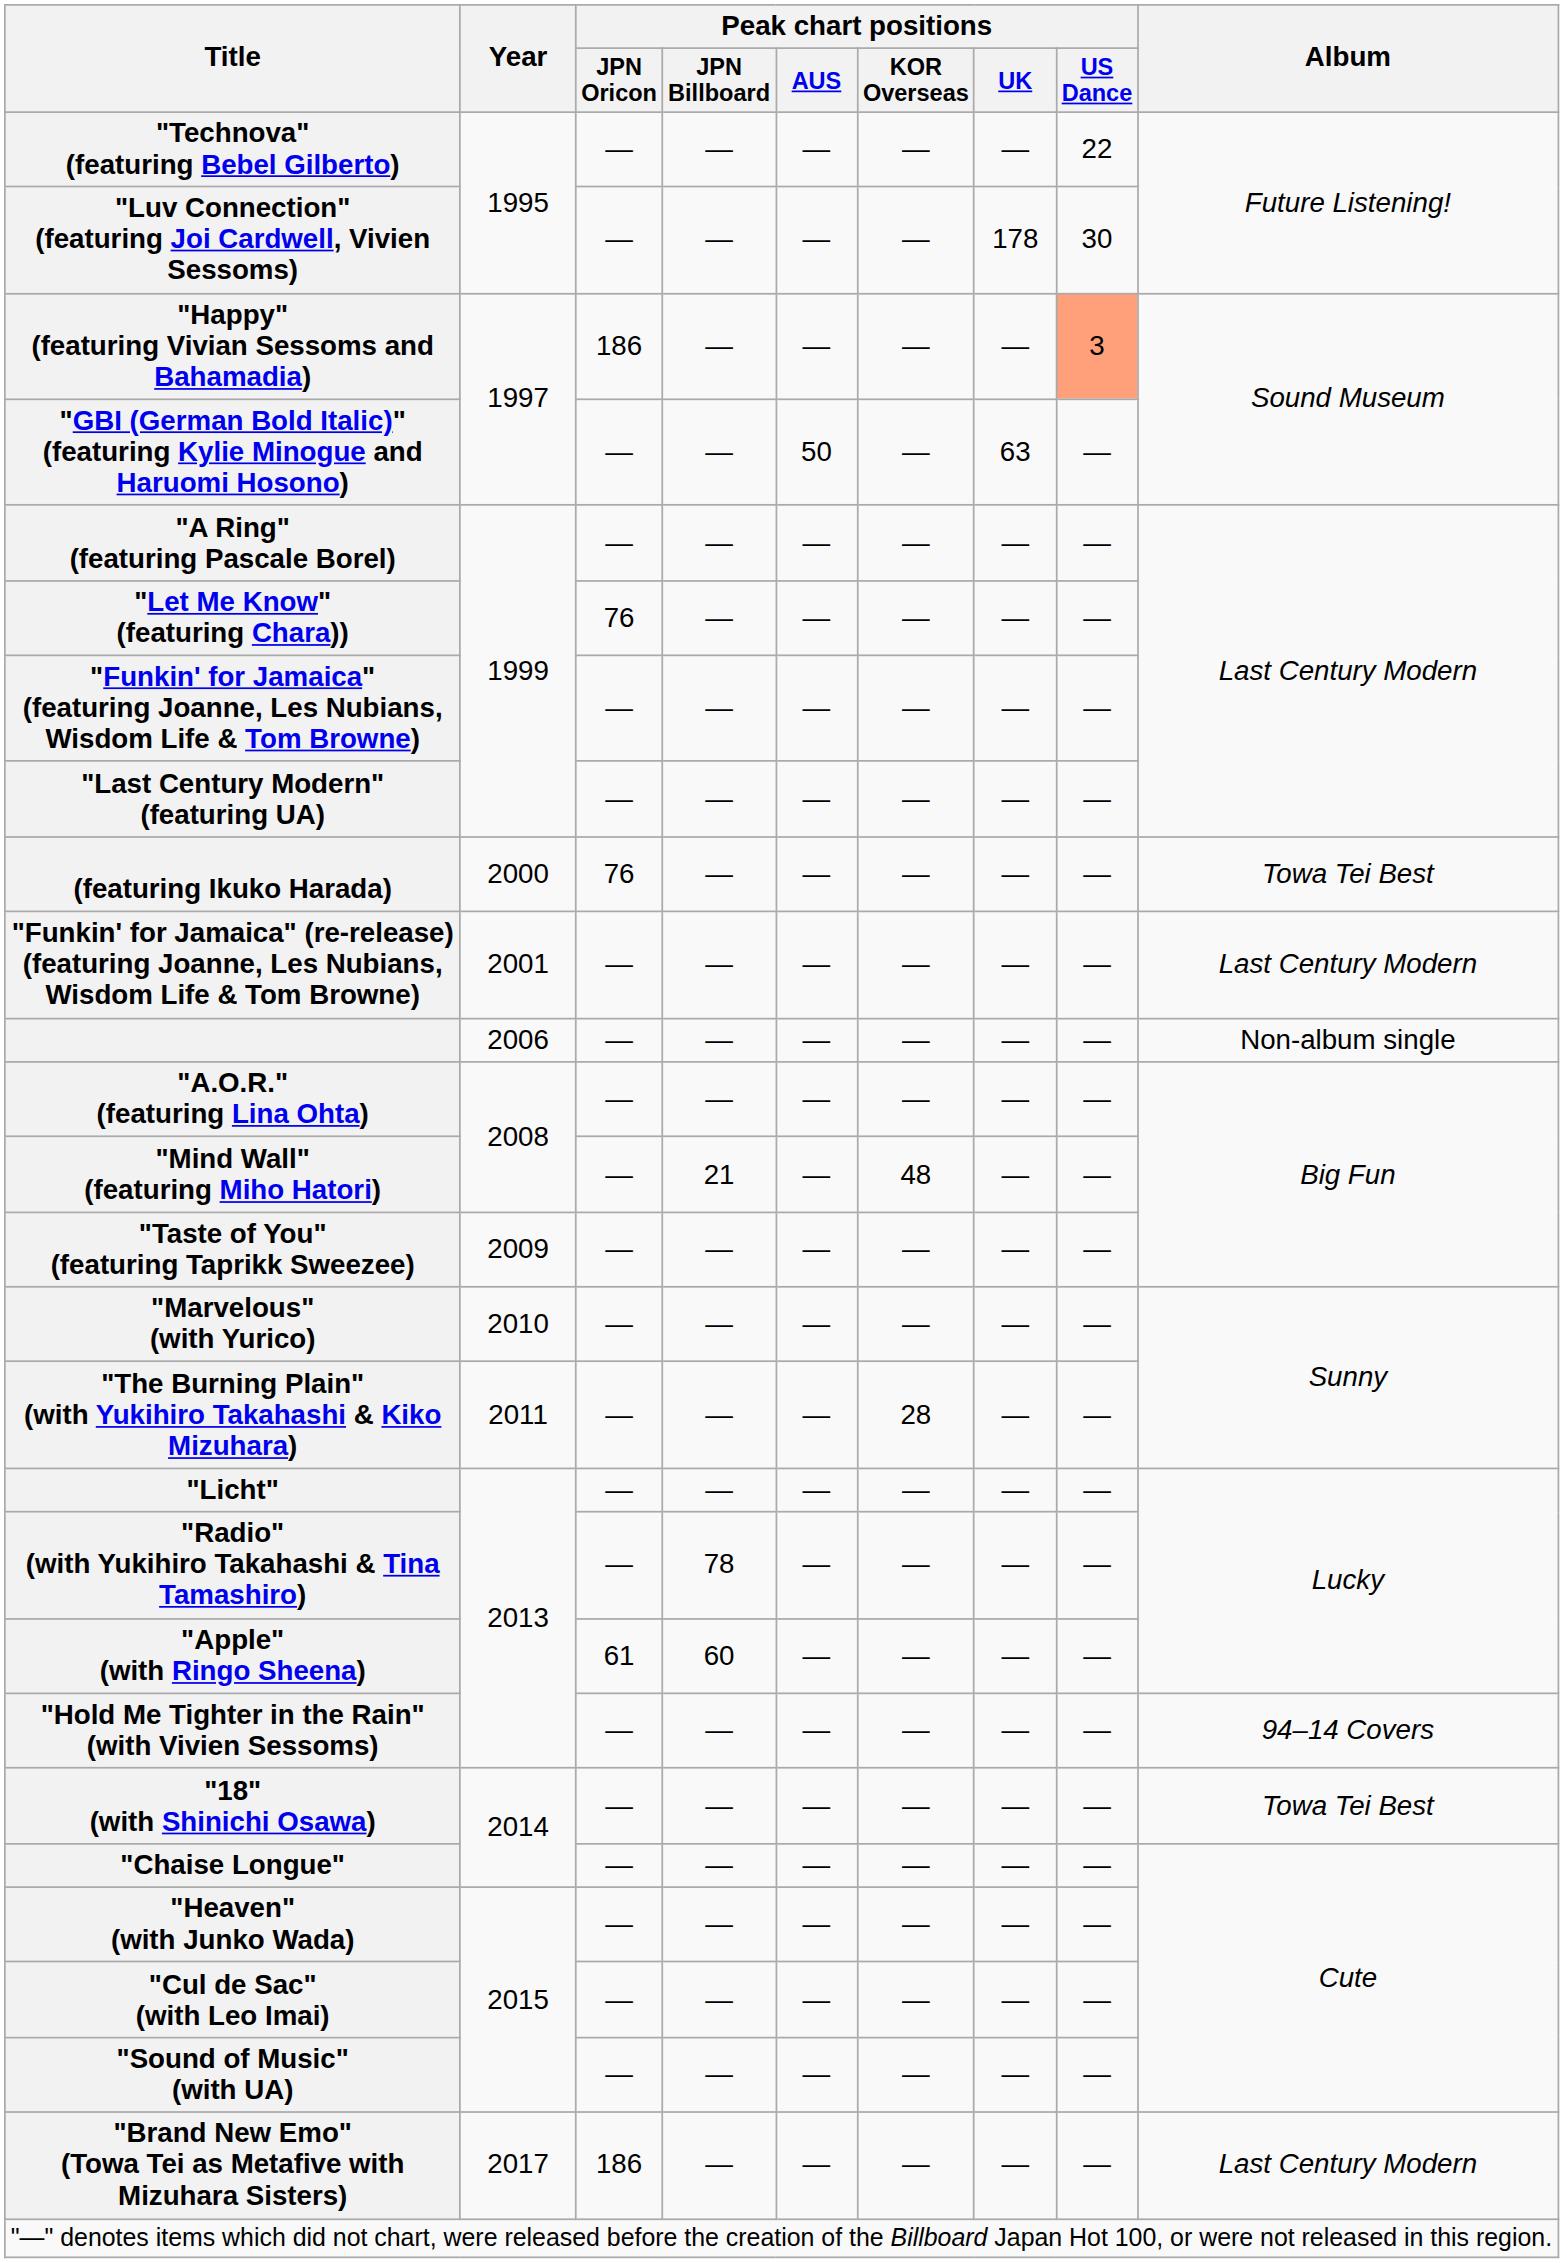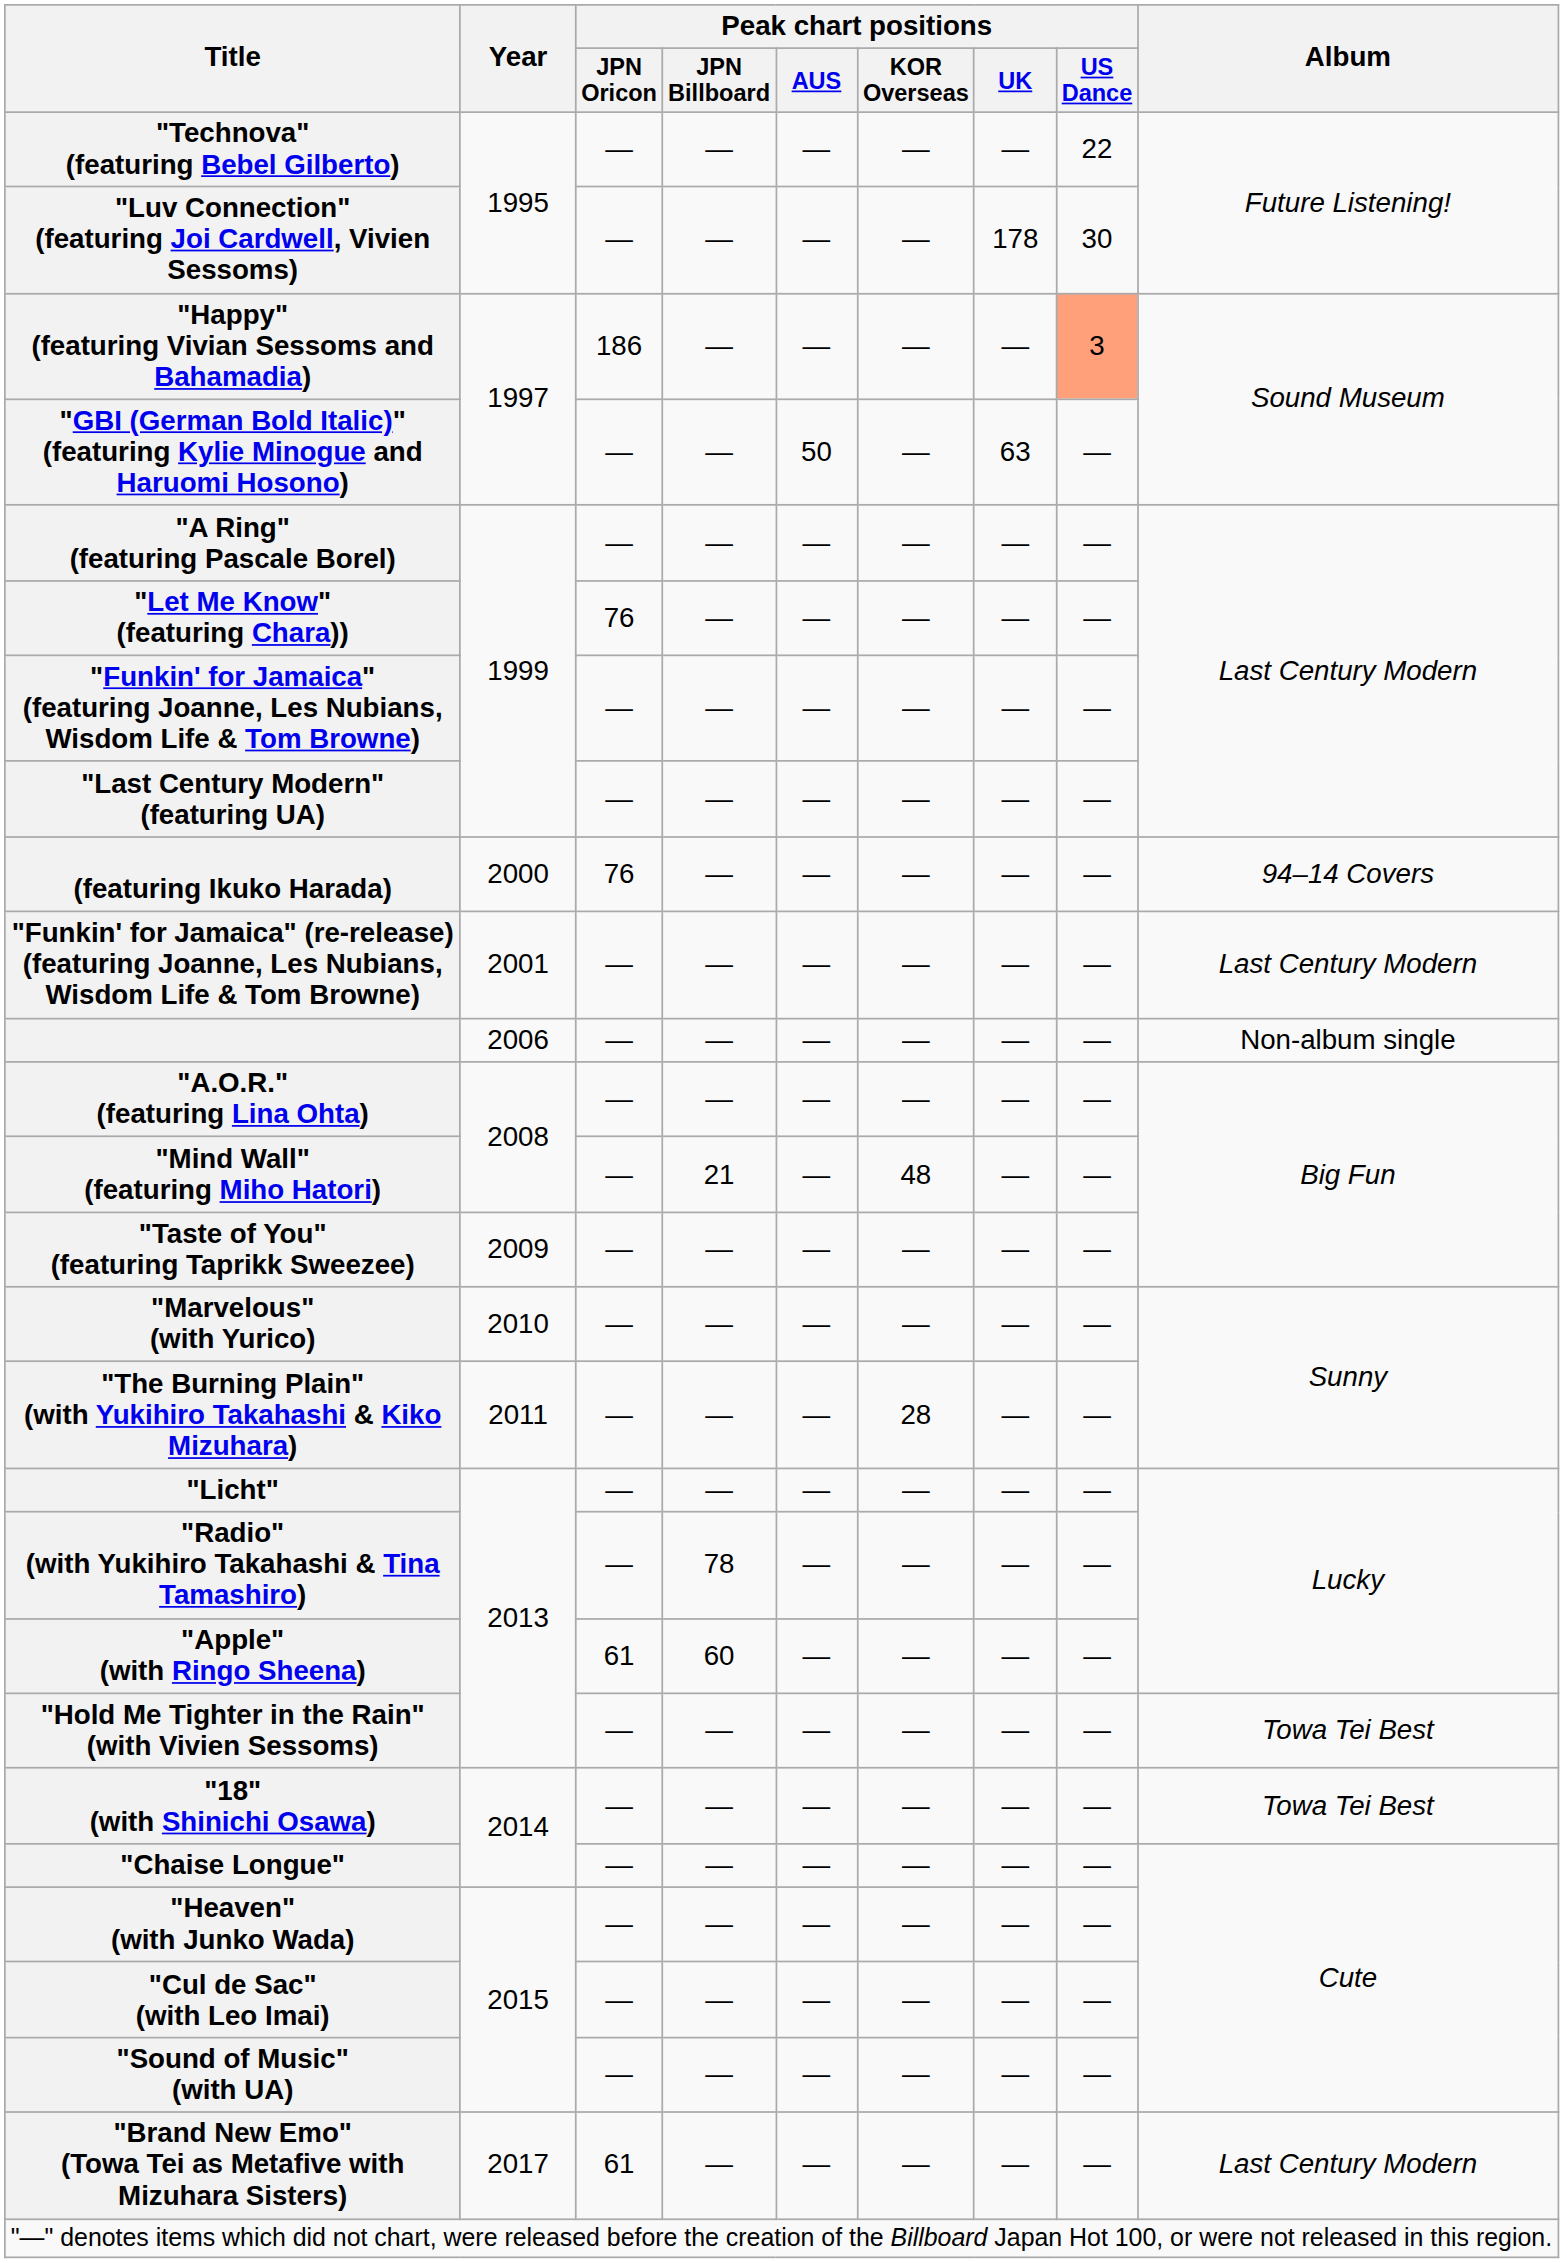(1348, 873) Towa Tei Best -> (1348, 873) 94–14 Covers
(1348, 1730) 94–14 Covers -> (1348, 1730) Towa Tei Best
(619, 2165) 186 -> (619, 2165) 61
